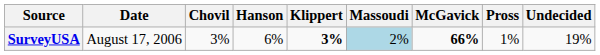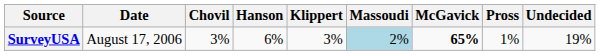(332, 38) bold -> (333, 38) normal
(465, 38) 66% -> (465, 38) 65%
